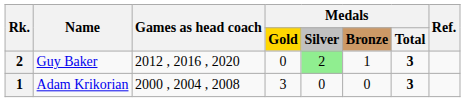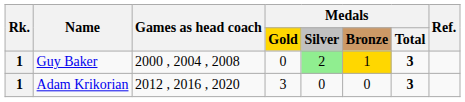(19, 62) 2 -> (19, 62) 1
(187, 62) 2012 , 2016 , 2020 -> (187, 62) 2000 , 2004 , 2008
(367, 62) no background -> (367, 62) gold background
(187, 85) 2000 , 2004 , 2008 -> (187, 85) 2012 , 2016 , 2020
